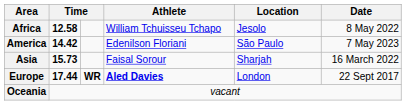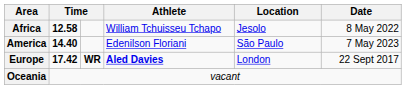(65, 44) 14.42 -> (65, 44) 14.40
- row: (27, 60)
(65, 76) 17.44 -> (65, 60) 17.42
